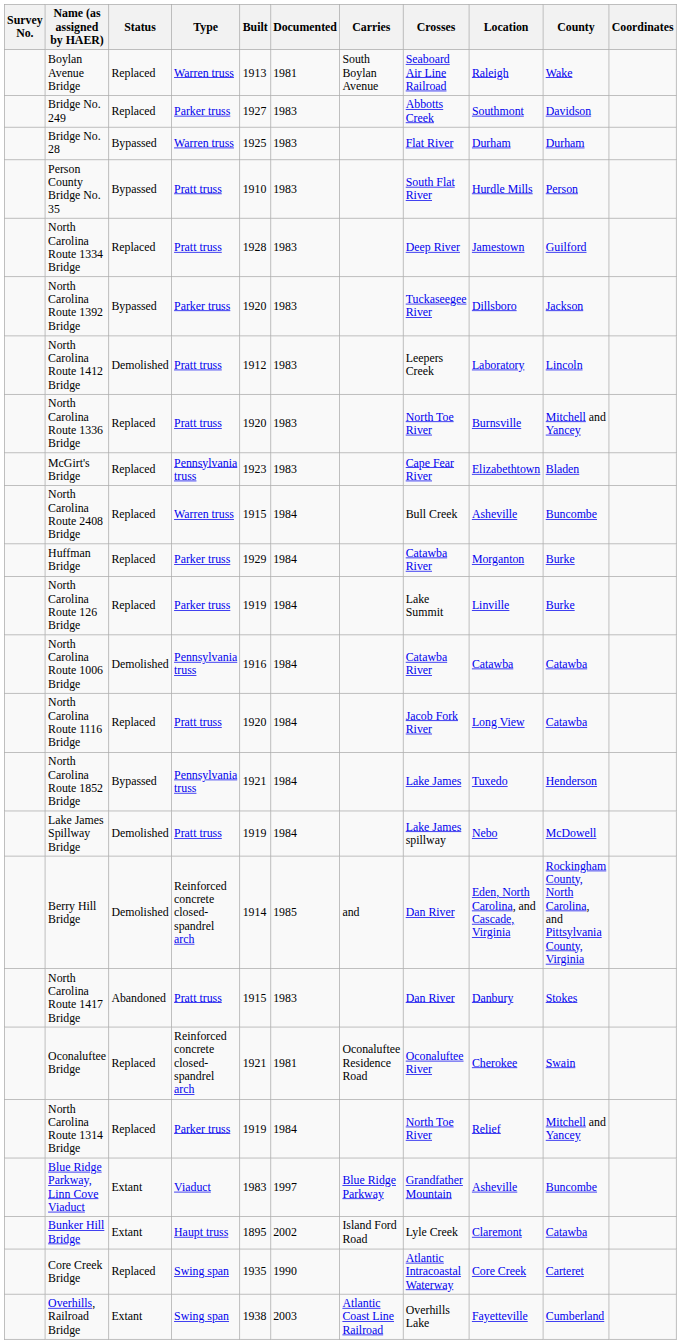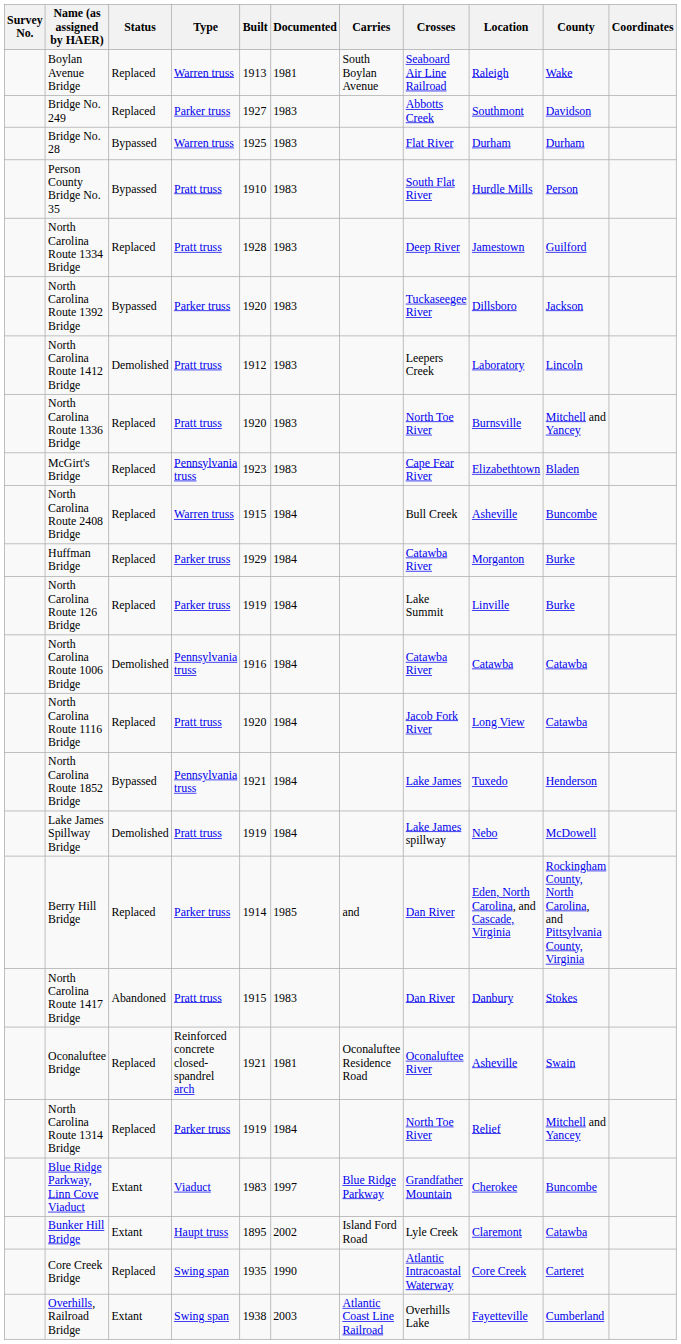(140, 912) Demolished -> (133, 912) Replaced
(200, 912) Reinforced concrete closed-spandrel arch -> (202, 912) Parker truss
(495, 1063) Cherokee -> (495, 1063) Asheville
(495, 1187) Asheville -> (495, 1187) Cherokee
